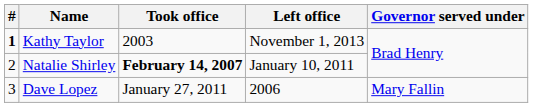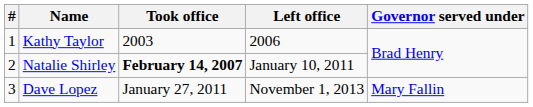(12, 41) bold -> (12, 41) normal
(307, 41) November 1, 2013 -> (265, 41) 2006
(265, 89) 2006 -> (307, 89) November 1, 2013
